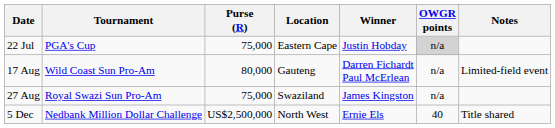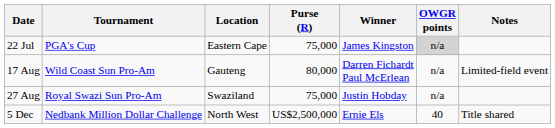columns swapped: (307, 20) <-> (240, 20)
(375, 45) Justin Hobday -> (378, 45) James Kingston
(378, 96) James Kingston -> (375, 96) Justin Hobday
